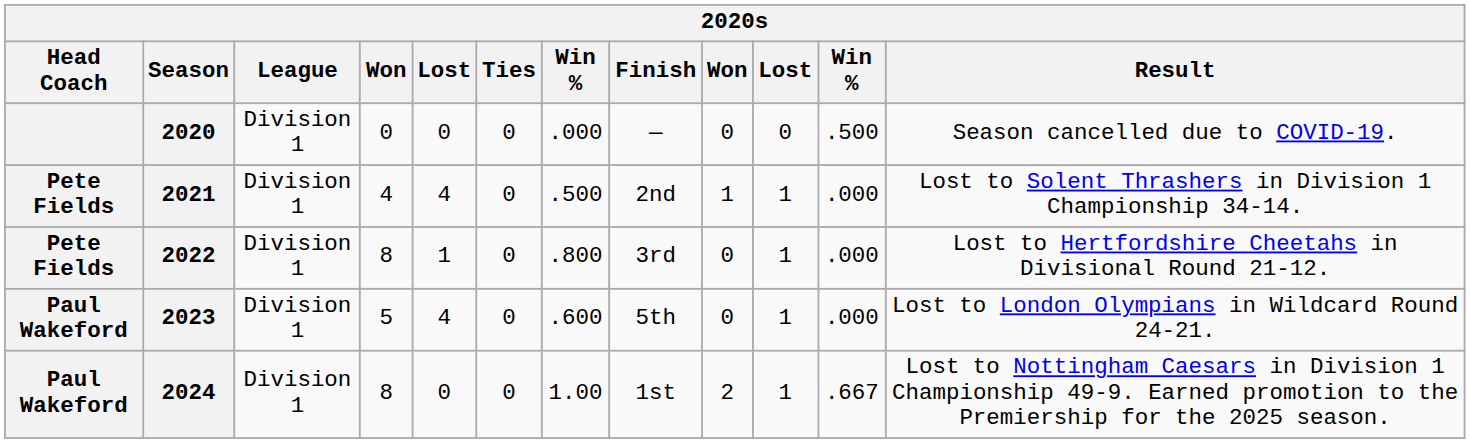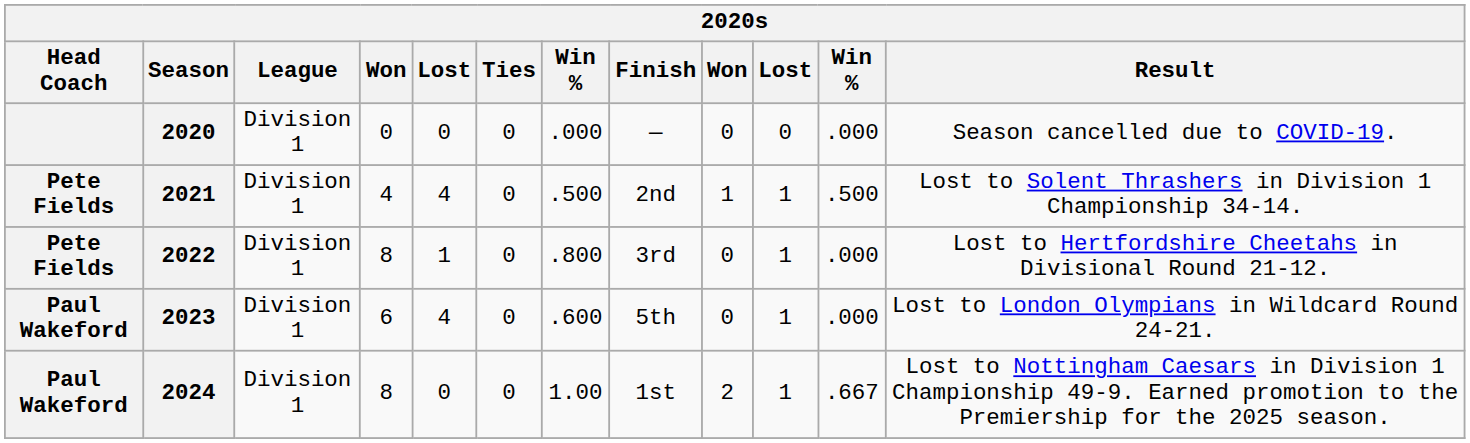(852, 134) .500 -> (852, 134) .000
(852, 196) .000 -> (852, 196) .500
(386, 319) 5 -> (386, 319) 6
